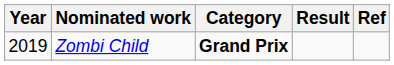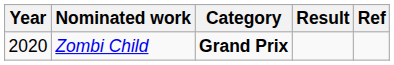(28, 45) 2019 -> (28, 45) 2020
